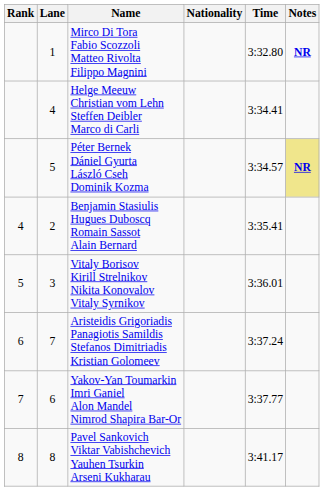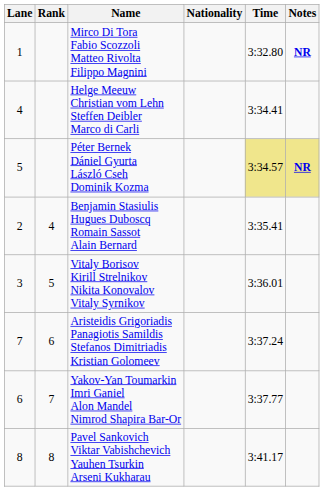columns swapped: (21, 13) <-> (52, 13)
(265, 167) no background -> (265, 167) khaki background
